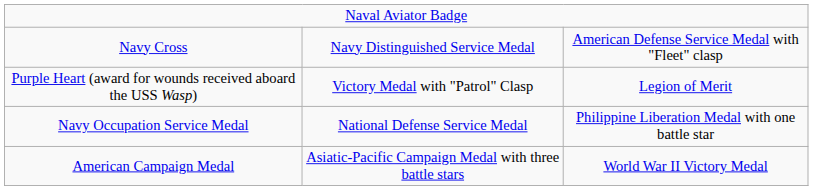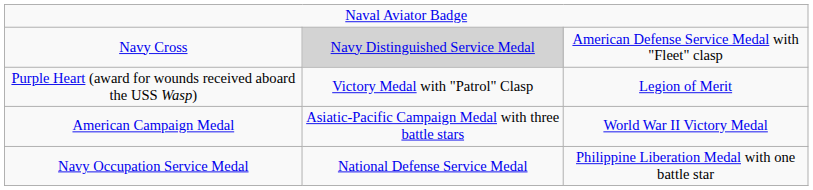(433, 47) no background -> (433, 47) lightgrey background
rows swapped: (153, 165) <-> (153, 126)
